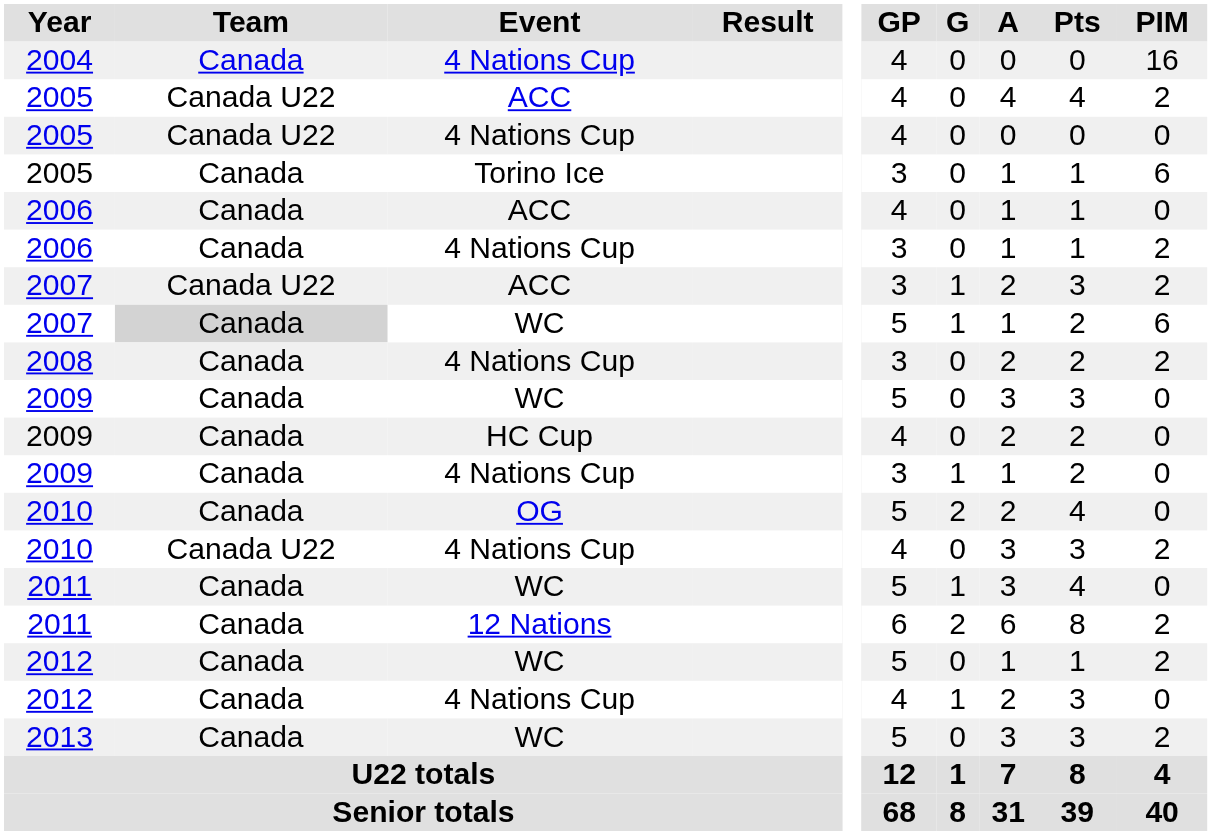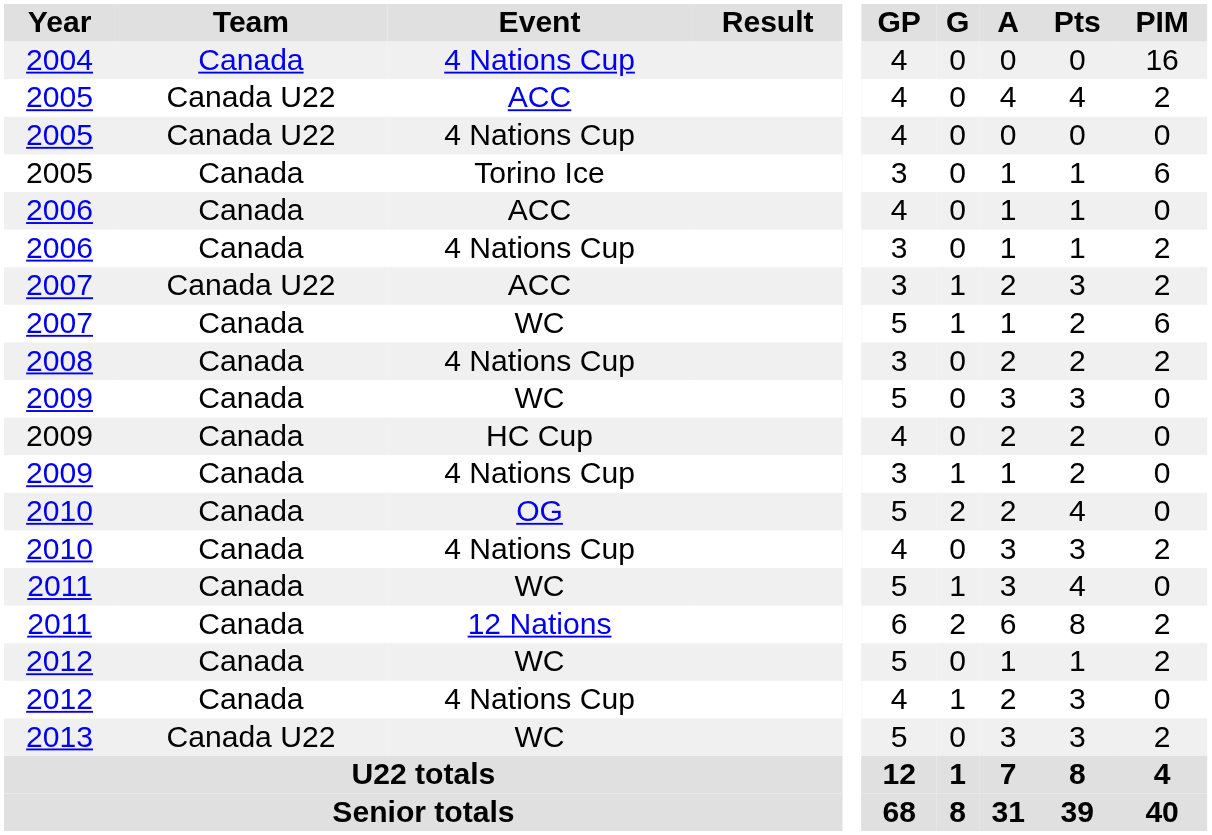(251, 323) lightgrey background -> (251, 323) no background
(251, 548) Canada U22 -> (251, 548) Canada
(251, 736) Canada -> (251, 736) Canada U22
